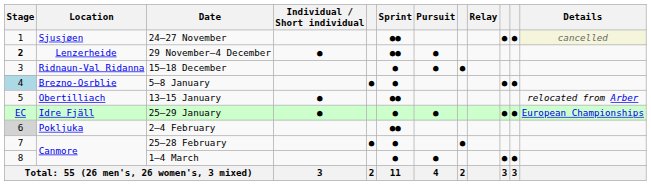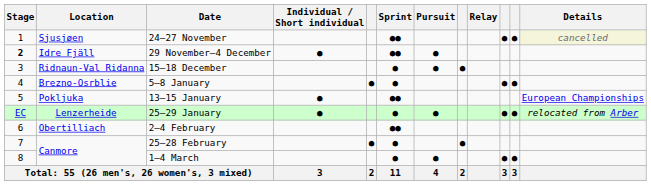(78, 53) Lenzerheide -> (67, 53) Idre Fjäll
(20, 83) lightblue background -> (20, 83) no background
(72, 98) Obertilliach -> (61, 98) Pokljuka
(583, 98) relocated from Arber -> (583, 98) European Championships
(67, 113) Idre Fjäll -> (78, 113) Lenzerheide
(583, 113) European Championships -> (583, 113) relocated from Arber
(20, 128) lightgrey background -> (20, 128) no background
(61, 128) Pokljuka -> (72, 128) Obertilliach
